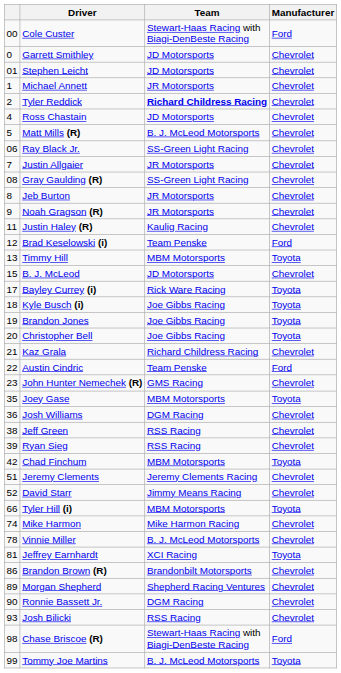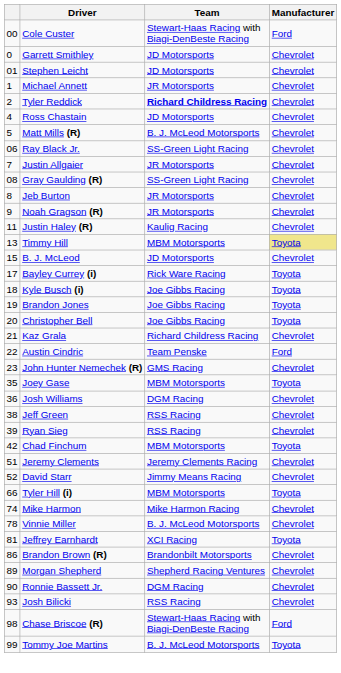- row: (65, 242)
(286, 258) no background -> (286, 242) khaki background
